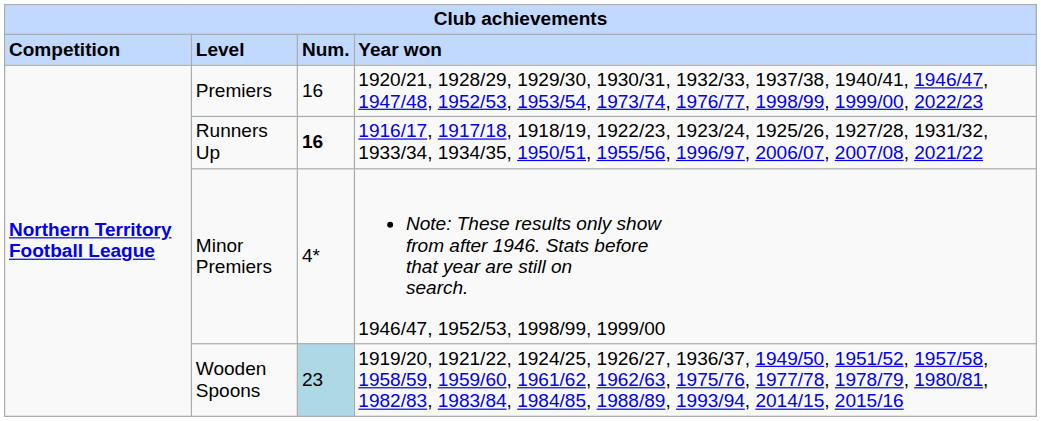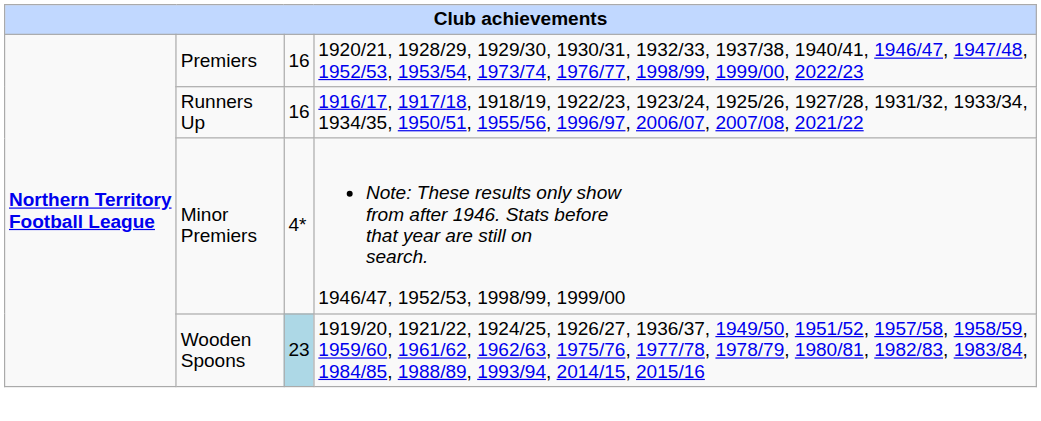- row: (220, 49)
(313, 142) bold -> (299, 112) normal
